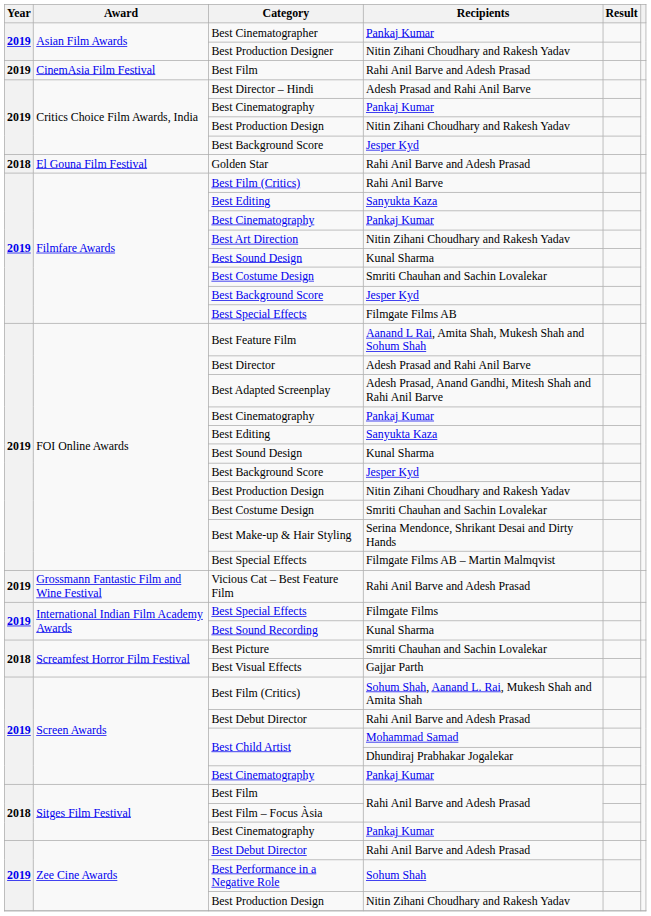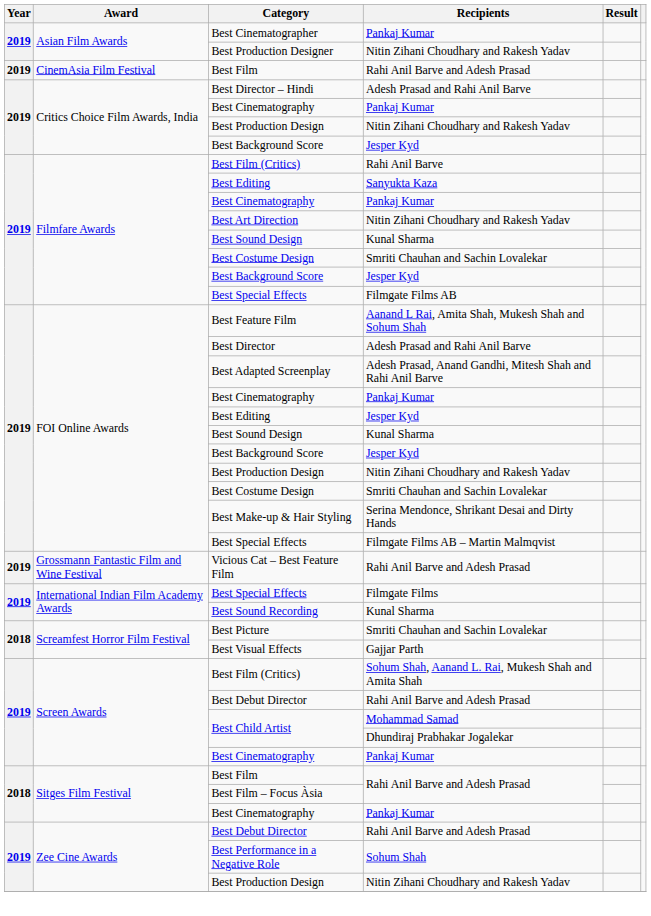- row: (92, 164)
(402, 434) Sanyukta Kaza -> (392, 416) Jesper Kyd
